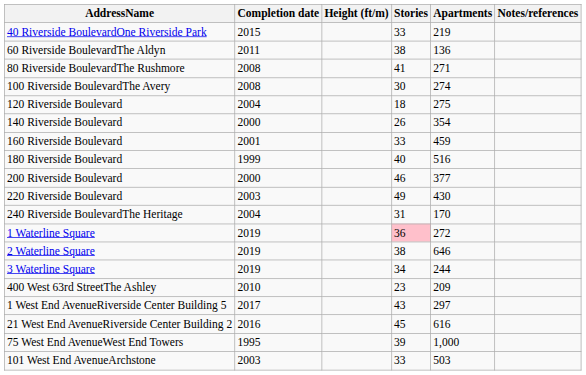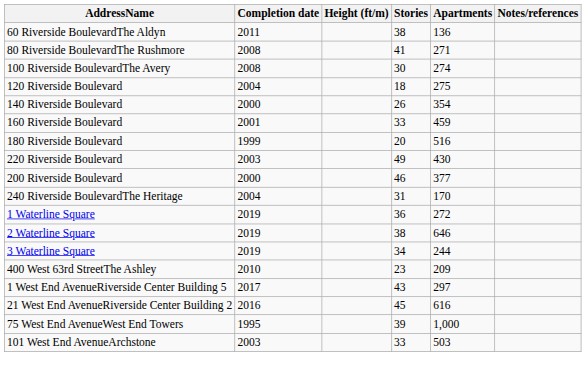- row: (107, 31)
(400, 159) 40 -> (400, 141) 20
rows swapped: (65, 178) <-> (65, 196)
(400, 232) pink background -> (400, 214) no background
